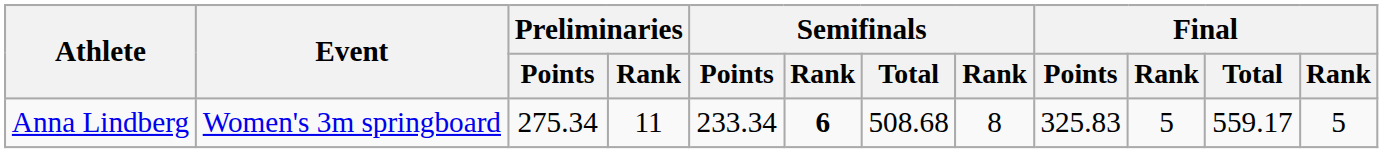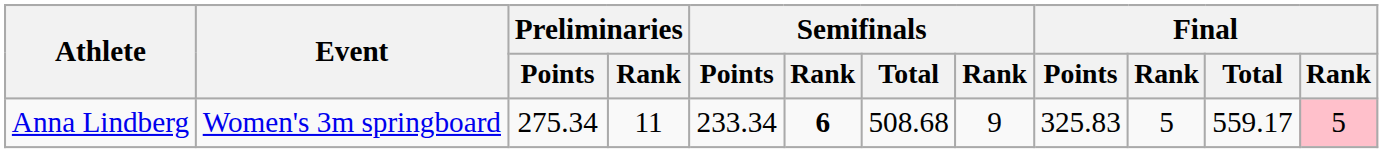(995, 122) 8 -> (995, 122) 9
(1338, 122) no background -> (1338, 122) pink background
